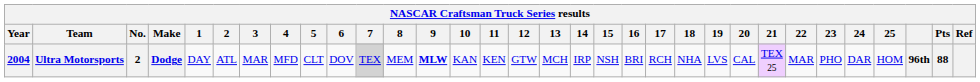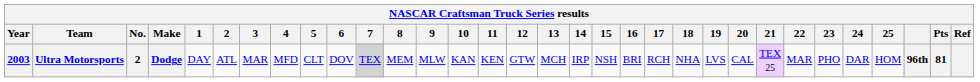(18, 60) 2004 -> (18, 60) 2003
(433, 60) bold -> (432, 60) normal
(943, 60) 88 -> (941, 60) 81
